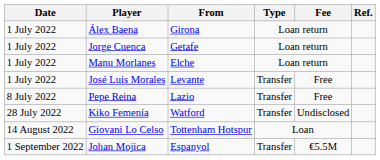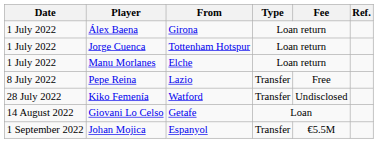(184, 46) Getafe -> (209, 46) Tottenham Hotspur
- row: (127, 79)
(211, 130) Tottenham Hotspur -> (182, 113) Getafe
